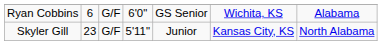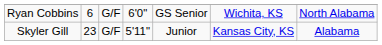(337, 13) Alabama -> (337, 13) North Alabama
(337, 31) North Alabama -> (337, 31) Alabama
